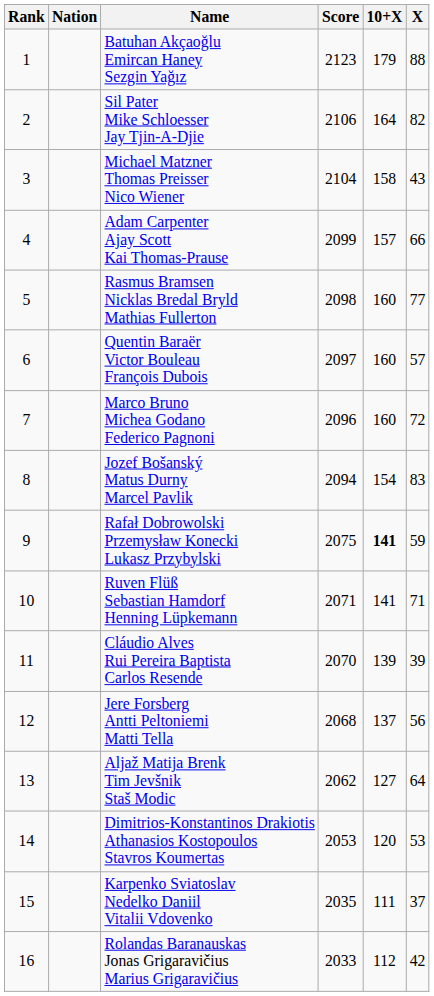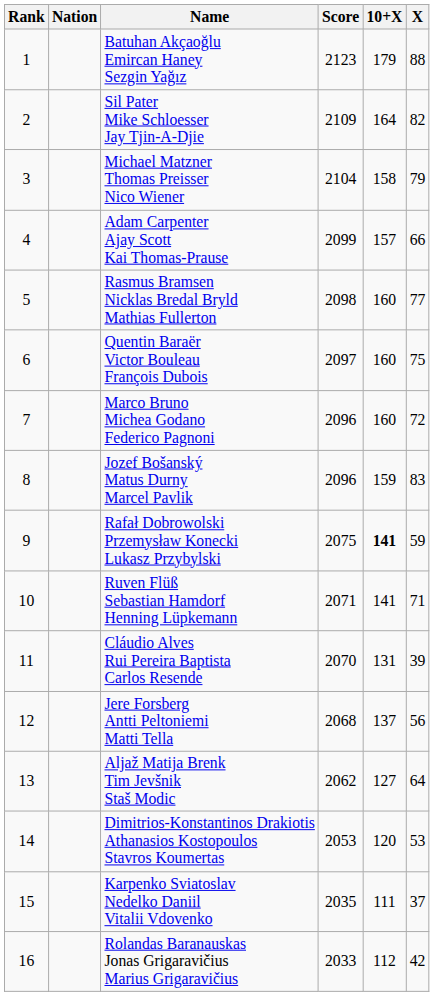(341, 119) 2106 -> (341, 119) 2109
(417, 179) 43 -> (417, 179) 79
(417, 360) 57 -> (417, 360) 75
(341, 480) 2094 -> (341, 480) 2096
(384, 480) 154 -> (384, 480) 159
(384, 660) 139 -> (384, 660) 131
